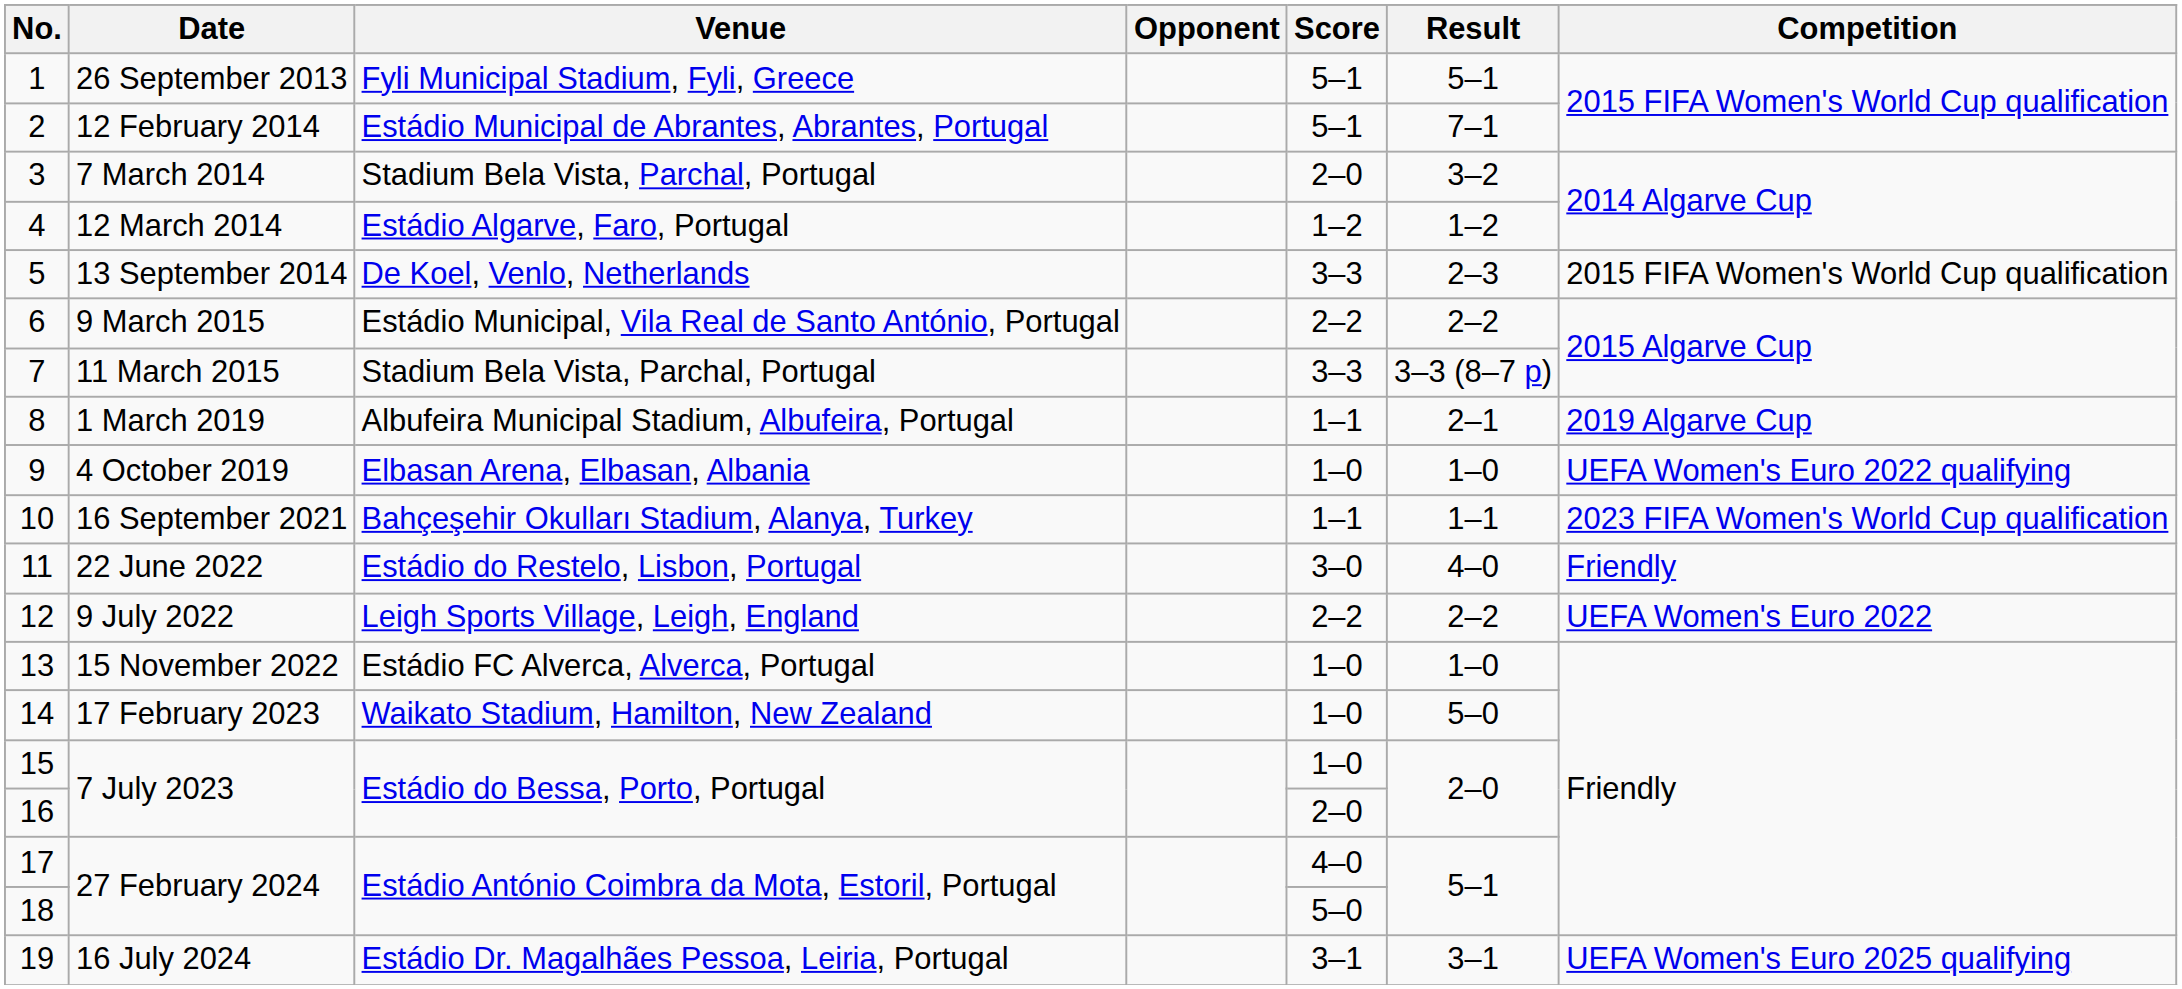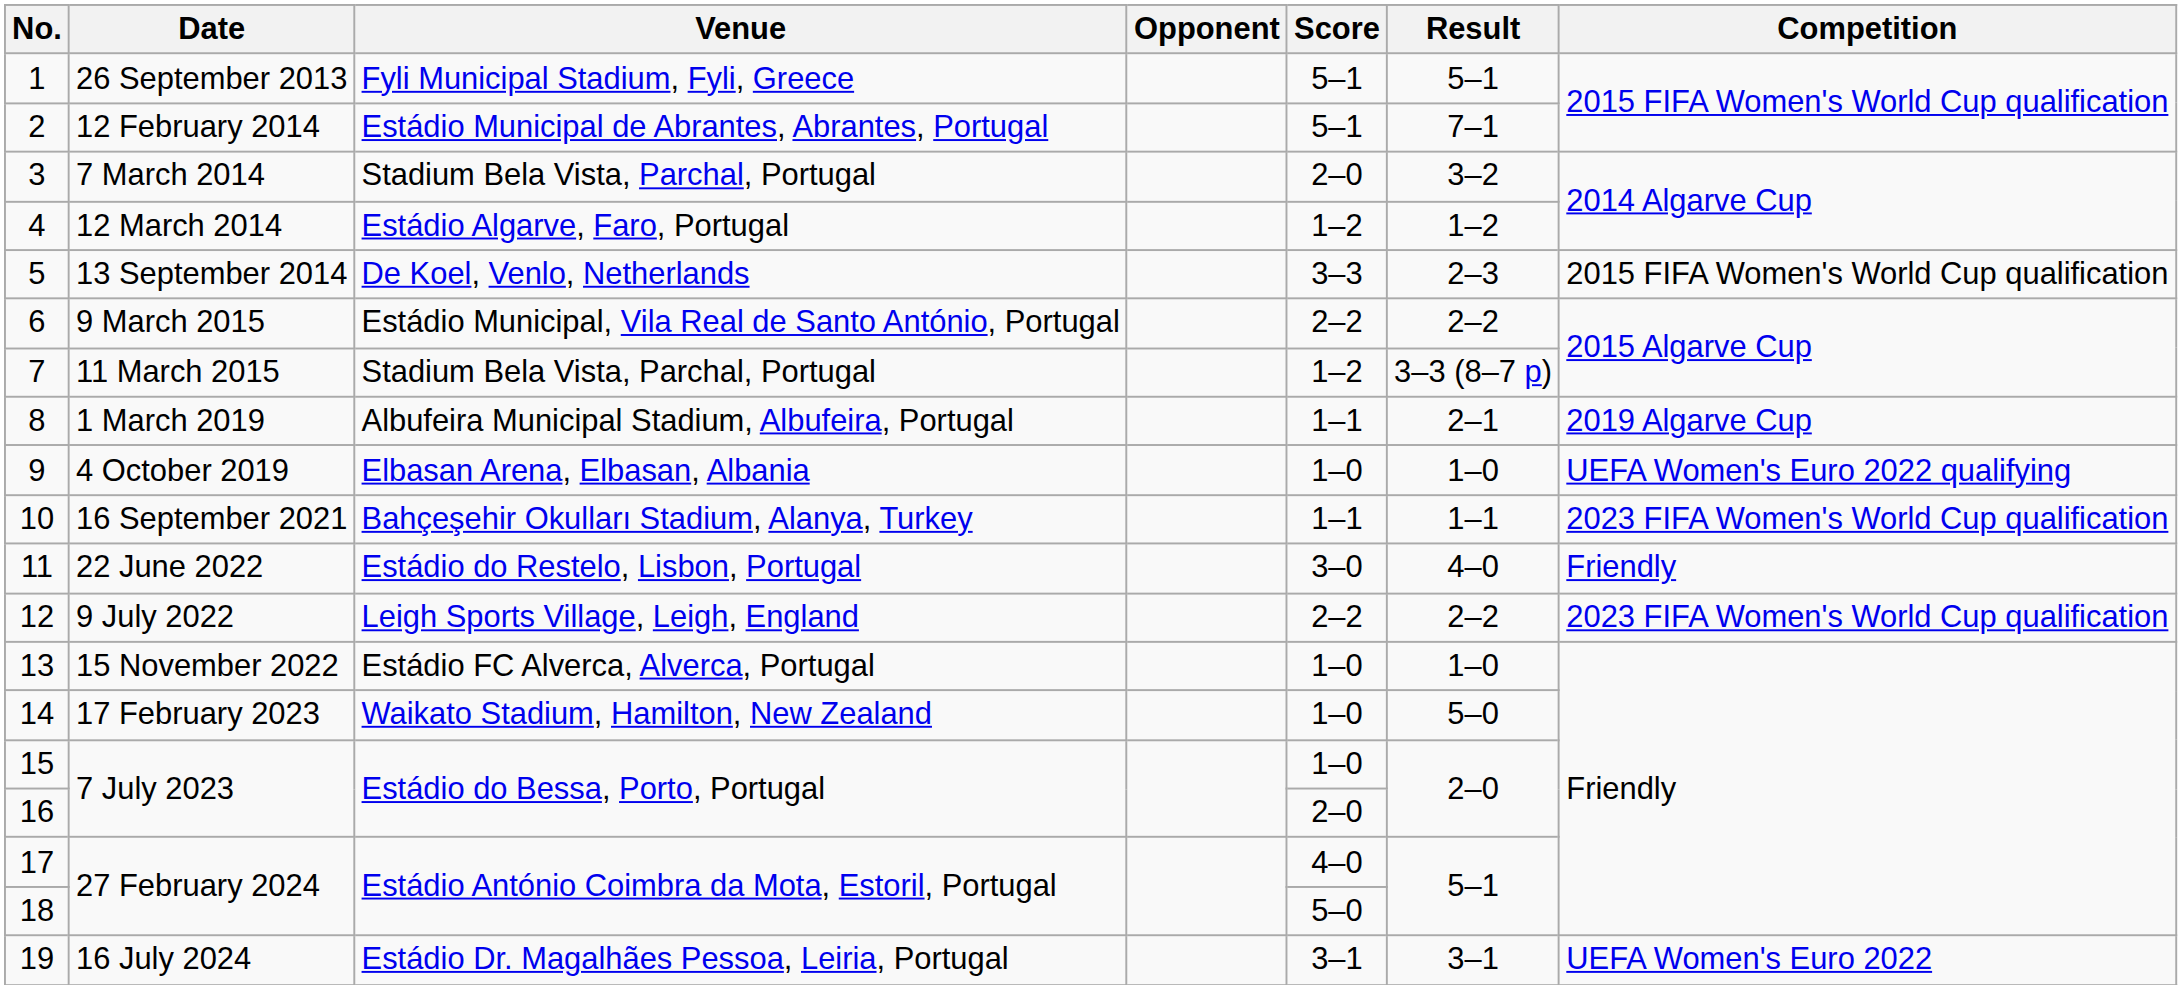(1337, 371) 3–3 -> (1337, 371) 1–2
(1749, 616) UEFA Women's Euro 2022 -> (1867, 616) 2023 FIFA Women's World Cup qualification
(1819, 959) UEFA Women's Euro 2025 qualifying -> (1749, 959) UEFA Women's Euro 2022
